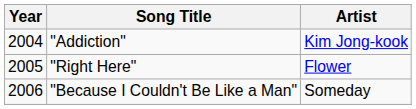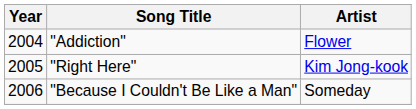(356, 41) Kim Jong-kook -> (328, 41) Flower
(328, 66) Flower -> (356, 66) Kim Jong-kook
